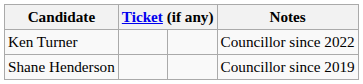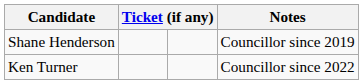rows swapped: (61, 67) <-> (43, 42)
